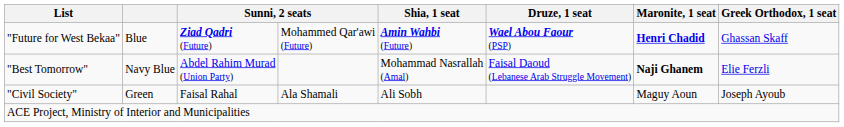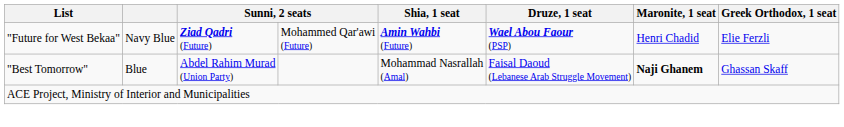(136, 38) Blue -> (150, 38) Navy Blue
(671, 38) bold -> (668, 38) normal
(755, 38) Ghassan Skaff -> (745, 38) Elie Ferzli
(150, 69) Navy Blue -> (136, 69) Blue
(745, 69) Elie Ferzli -> (755, 69) Ghassan Skaff
- row: (42, 94)
